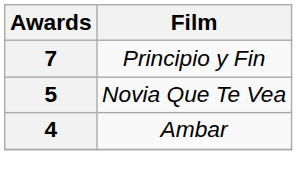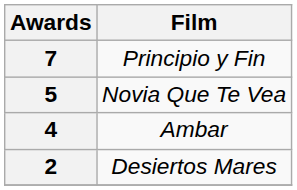+ row: (51, 166)
